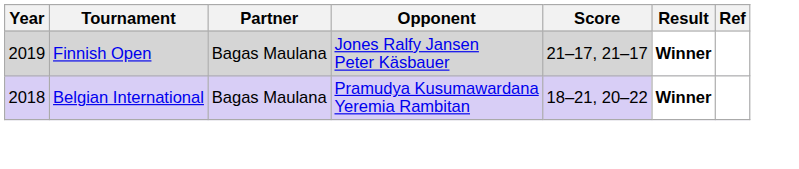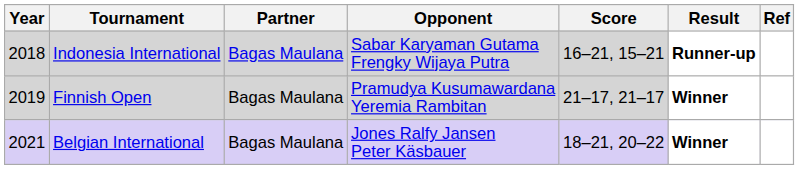+ row: (137, 53)
(407, 53) Jones Ralfy Jansen Peter Käsbauer -> (453, 98) Pramudya Kusumawardana Yeremia Rambitan
(27, 98) 2018 -> (27, 143) 2021
(437, 98) Pramudya Kusumawardana Yeremia Rambitan -> (423, 143) Jones Ralfy Jansen Peter Käsbauer
